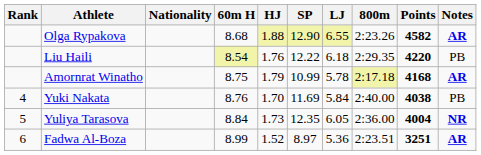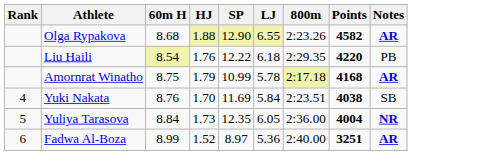- column: (180, 14)
(375, 98) 2:40.00 -> (306, 98) 2:23.51
(457, 98) PB -> (389, 98) SB
(375, 139) 2:23.51 -> (306, 139) 2:40.00
